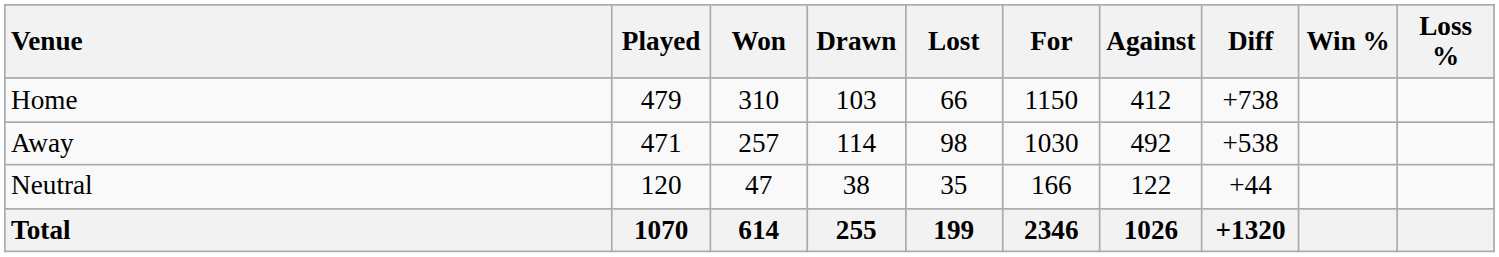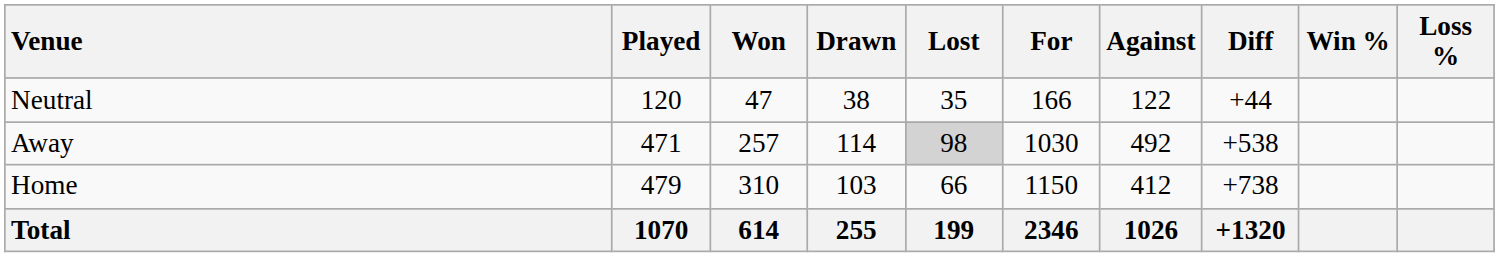rows swapped: (44, 99) <-> (52, 186)
(954, 142) no background -> (954, 142) lightgrey background
